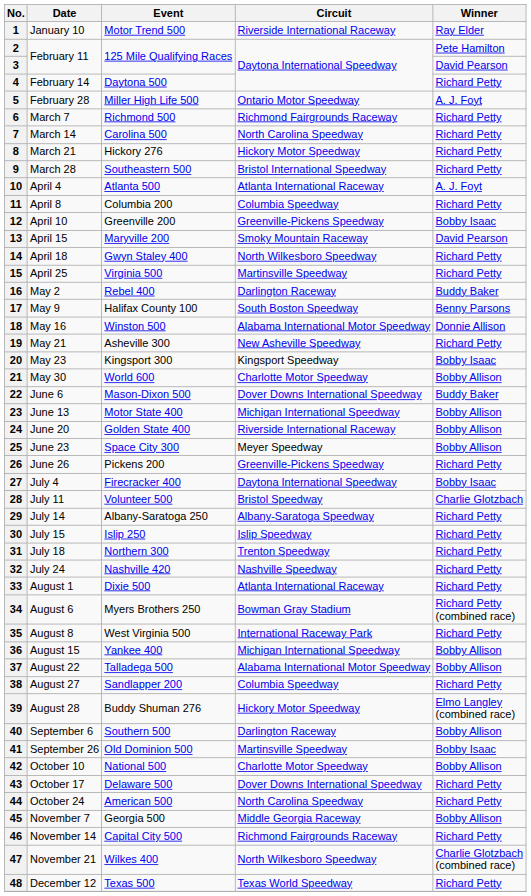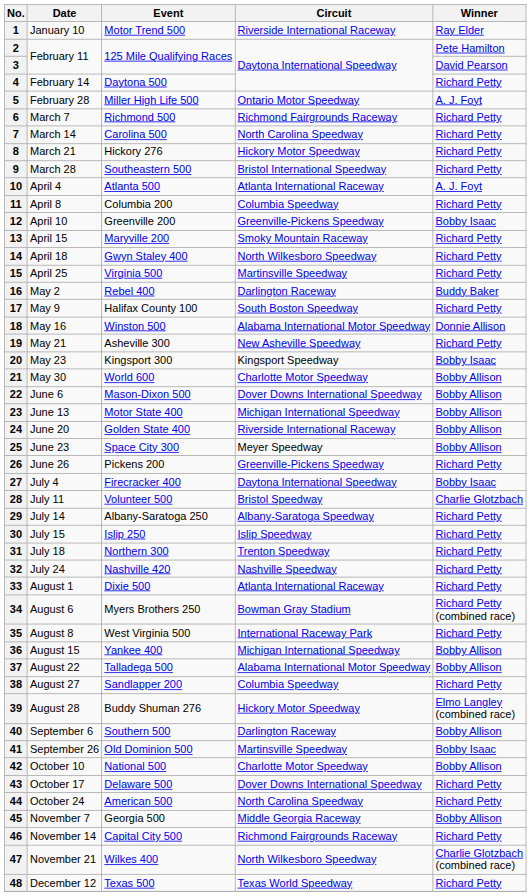(472, 238) David Pearson -> (469, 238) Richard Petty
(473, 308) Benny Parsons -> (469, 308) Richard Petty
(467, 395) Buddy Baker -> (469, 395) Bobby Allison
